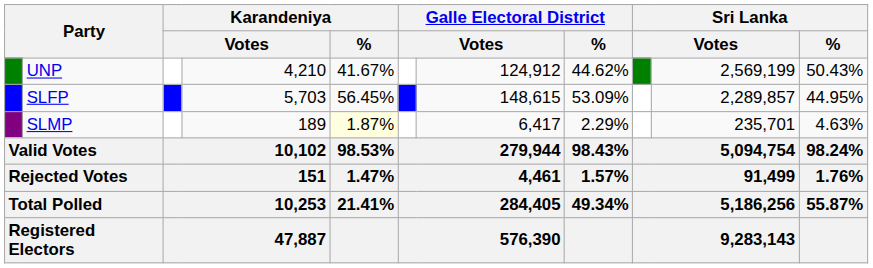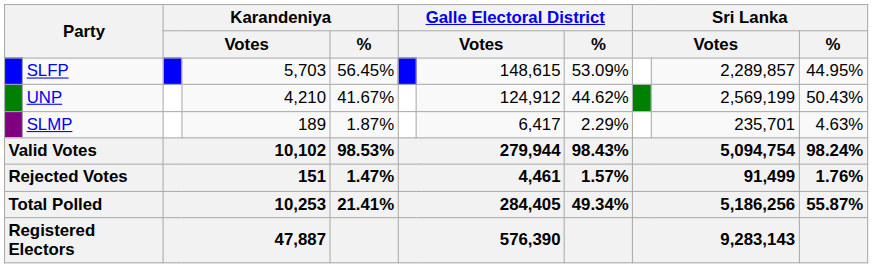rows swapped: (48, 97) <-> (44, 71)
(370, 124) lightyellow background -> (370, 124) no background
